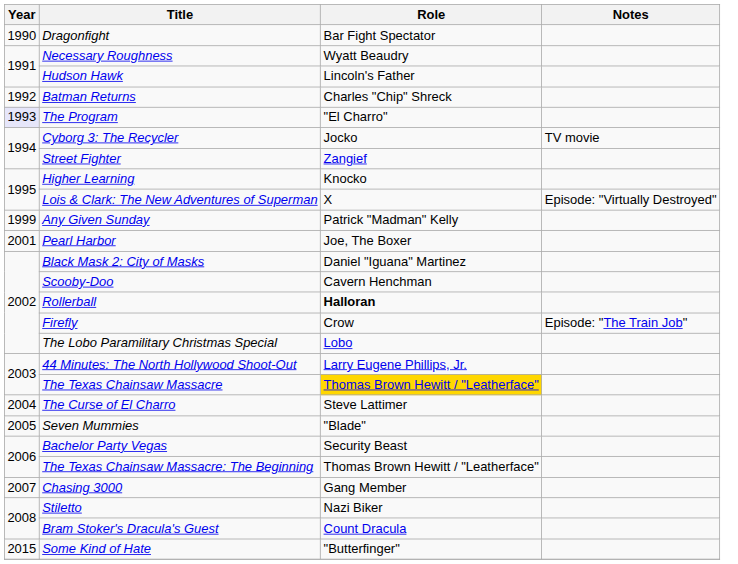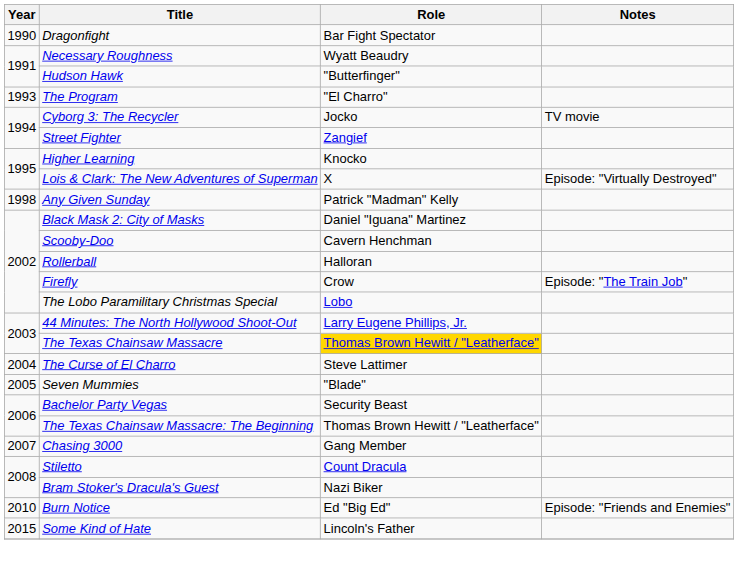(369, 76) Lincoln's Father -> (362, 76) "Butterfinger"
- row: (89, 96)
(22, 117) lavender background -> (22, 96) no background
(22, 220) 1999 -> (22, 199) 1998
- row: (79, 240)
(350, 302) bold -> (348, 261) normal
(353, 508) Nazi Biker -> (365, 466) Count Dracula
(365, 528) Count Dracula -> (353, 487) Nazi Biker
+ row: (76, 508)
(362, 549) "Butterfinger" -> (369, 528) Lincoln's Father
